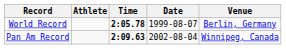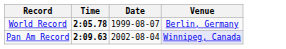- column: (90, 11)
(240, 37) no background -> (202, 37) lavender background
